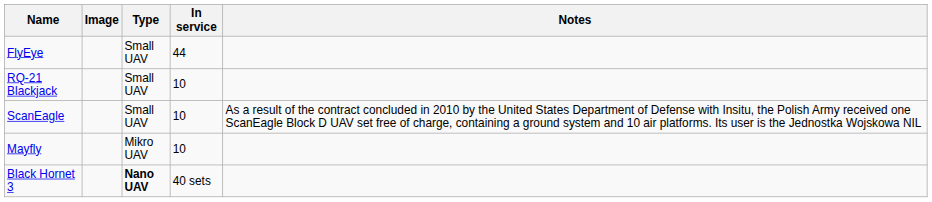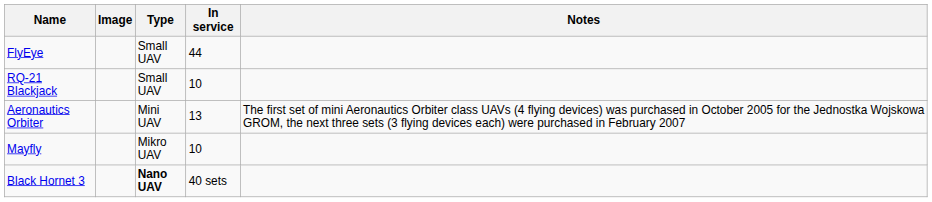- row: (36, 116)
+ row: (38, 116)
